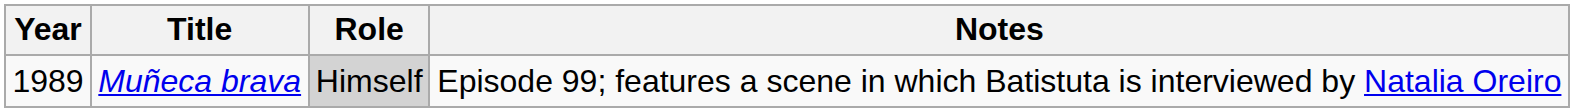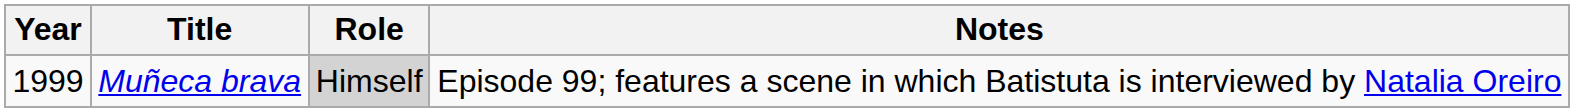(48, 80) 1989 -> (48, 80) 1999
